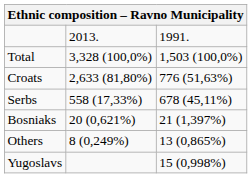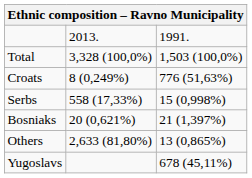(111, 78) 2,633 (81,80%) -> (99, 78) 8 (0,249%)
(196, 99) 678 (45,11%) -> (193, 99) 15 (0,998%)
(99, 141) 8 (0,249%) -> (111, 141) 2,633 (81,80%)
(193, 162) 15 (0,998%) -> (196, 162) 678 (45,11%)
